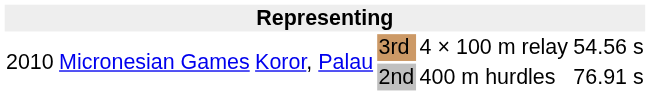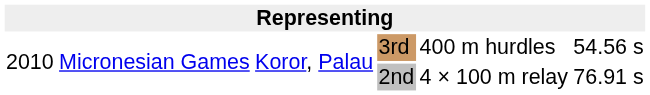(494, 47) 4 × 100 m relay -> (488, 47) 400 m hurdles
(488, 76) 400 m hurdles -> (494, 76) 4 × 100 m relay
